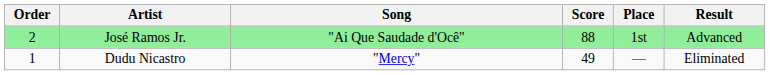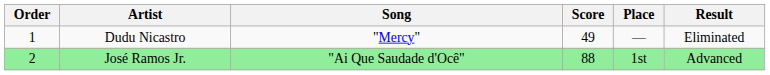rows swapped: (145, 59) <-> (145, 37)
